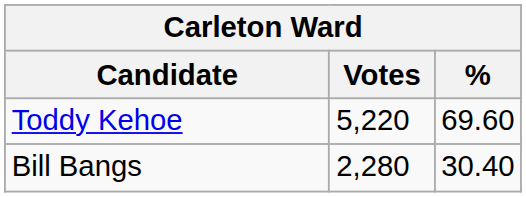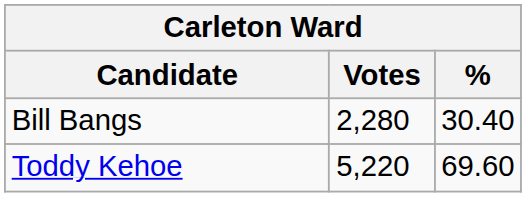rows swapped: (97, 120) <-> (77, 167)
